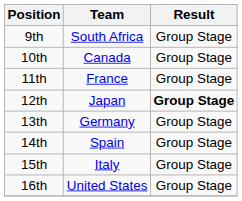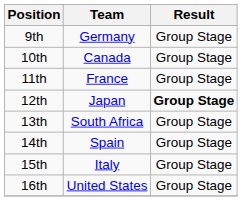(107, 36) South Africa -> (107, 36) Germany
(107, 121) Germany -> (107, 121) South Africa
